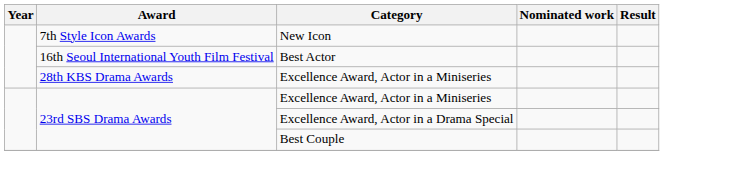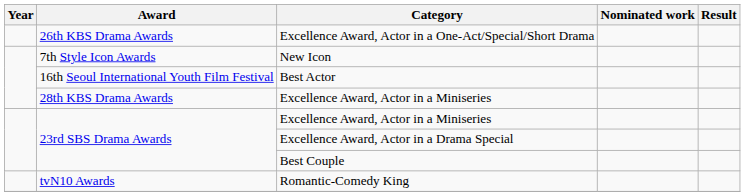+ row: (106, 35)
+ row: (77, 181)
